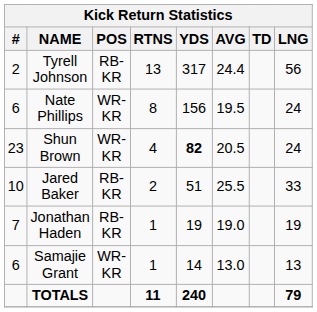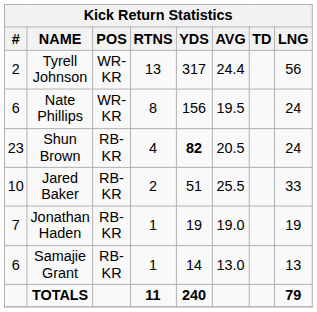(112, 69) RB-KR -> (112, 69) WR-KR
(112, 147) WR-KR -> (112, 147) RB-KR
(112, 264) WR-KR -> (112, 264) RB-KR
